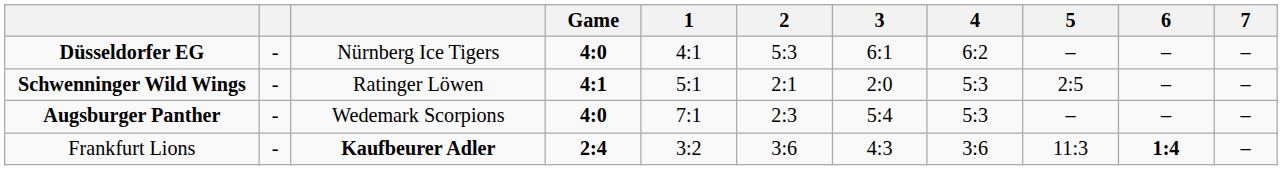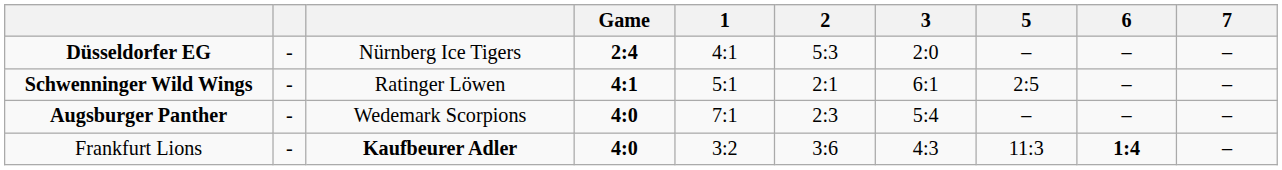- column: (975, 20)
(593, 52) 4:0 -> (624, 52) 2:4
(880, 52) 6:1 -> (926, 52) 2:0
(880, 84) 2:0 -> (926, 84) 6:1
(593, 148) 2:4 -> (624, 148) 4:0
